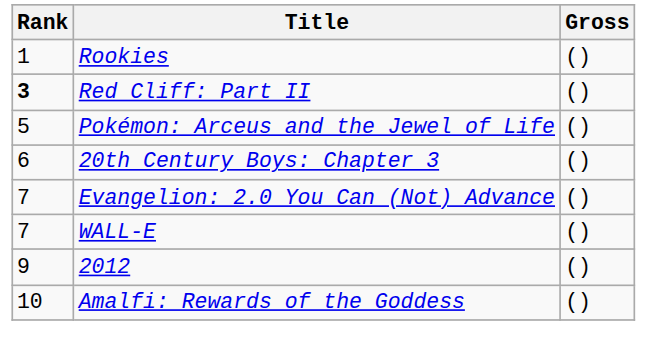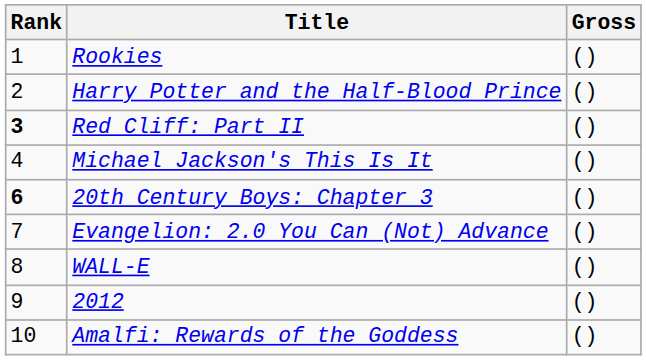+ row: (317, 92)
+ row: (253, 162)
- row: (317, 127)
(23, 162) normal -> (17, 197) bold
(23, 232) 7 -> (17, 267) 8
